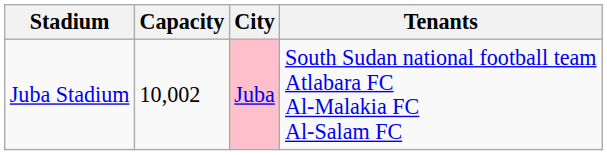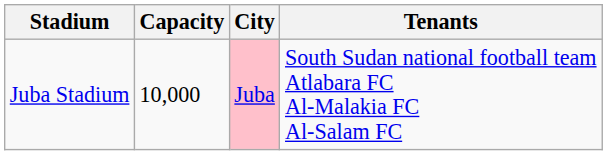(170, 94) 10,002 -> (170, 94) 10,000
